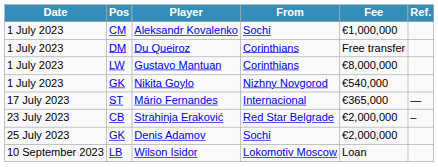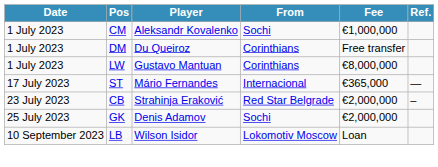- row: (164, 83)
